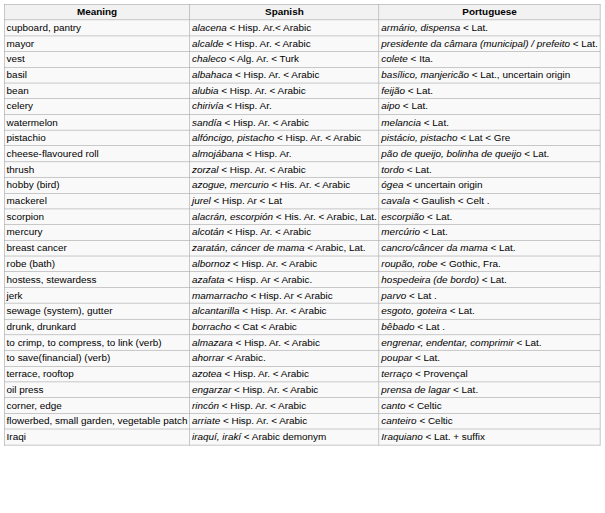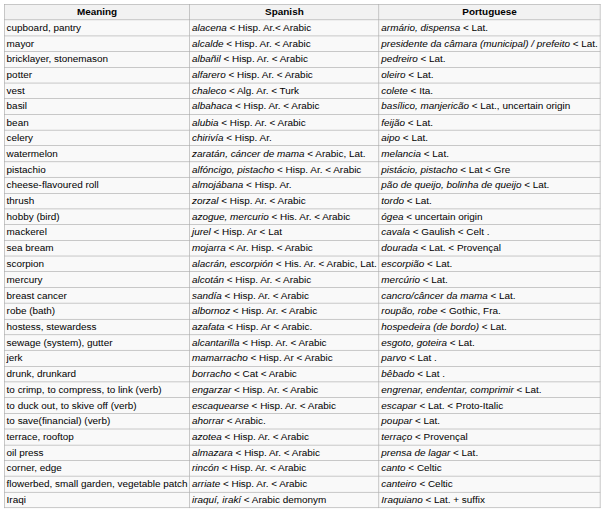+ row: (57, 59)
+ row: (19, 75)
(250, 122) sandía < Hisp. Ar. < Arabic -> (279, 153) zaratán, cáncer de mama < Arabic, Lat.
+ row: (30, 248)
(279, 248) zaratán, cáncer de mama < Arabic, Lat. -> (250, 295) sandía < Hisp. Ar. < Arabic
rows swapped: (60, 311) <-> (15, 295)
(256, 342) almazara < Hisp. Ar. < Arabic -> (255, 389) engarzar < Hisp. Ar. < Arabic
+ row: (72, 405)
(255, 389) engarzar < Hisp. Ar. < Arabic -> (256, 452) almazara < Hisp. Ar. < Arabic
